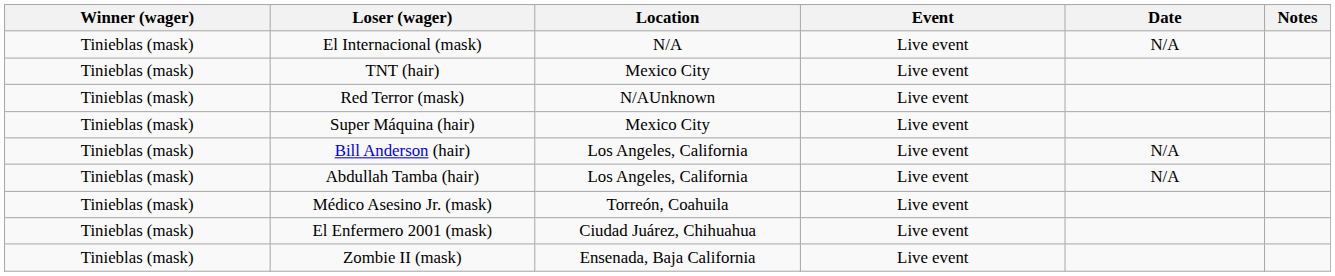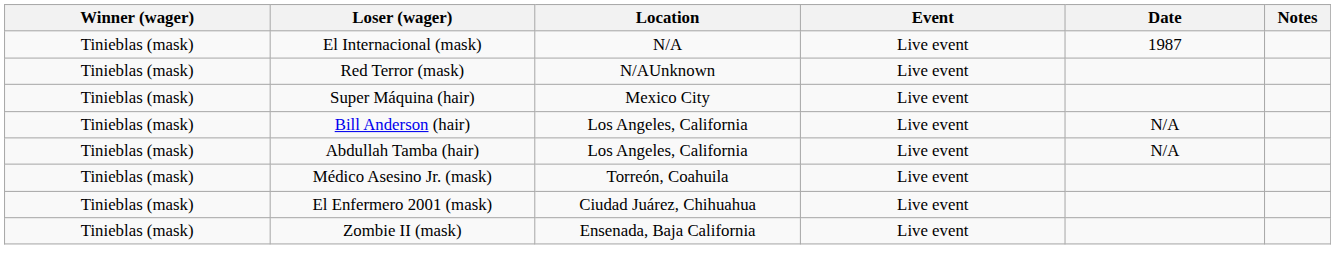(1165, 44) N/A -> (1165, 44) 1987
- row: (402, 71)
